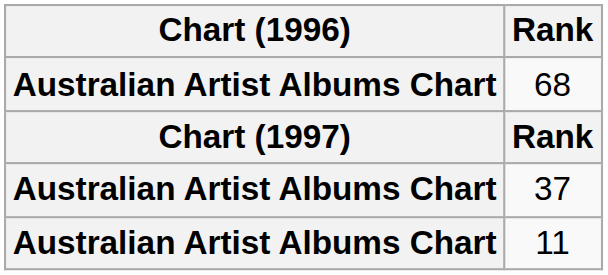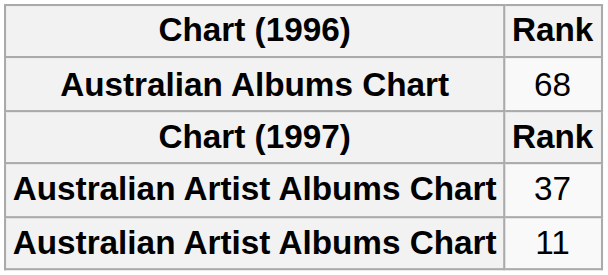(255, 83) Australian Artist Albums Chart -> (255, 83) Australian Albums Chart
